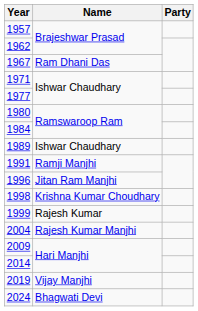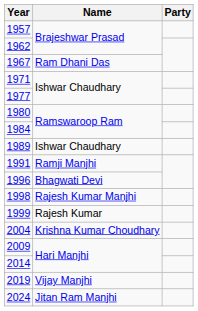(76, 180) Jitan Ram Manjhi -> (69, 180) Bhagwati Devi
(97, 197) Krishna Kumar Choudhary -> (86, 197) Rajesh Kumar Manjhi
(86, 230) Rajesh Kumar Manjhi -> (97, 230) Krishna Kumar Choudhary
(69, 297) Bhagwati Devi -> (76, 297) Jitan Ram Manjhi
